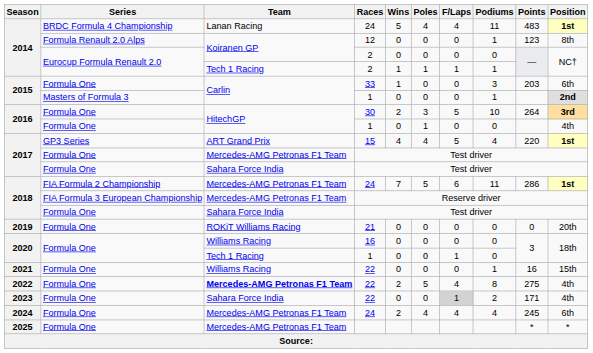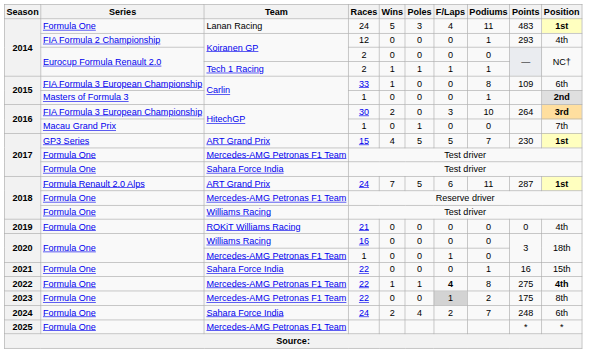(108, 26) BRDC Formula 4 Championship -> (69, 26) Formula One
(426, 26) 4 -> (420, 26) 3
(94, 41) Formula Renault 2.0 Alps -> (102, 41) FIA Formula 2 Championship
(532, 41) 123 -> (526, 41) 293
(568, 41) 8th -> (562, 41) 4th
(69, 84) Formula One -> (123, 84) FIA Formula 3 European Championship
(495, 84) 3 -> (488, 84) 8
(532, 84) 203 -> (526, 84) 109
(69, 112) Formula One -> (123, 112) FIA Formula 3 European Championship
(426, 112) 3 -> (420, 112) 0
(457, 112) 5 -> (450, 112) 3
(69, 127) Formula One -> (79, 127) Macau Grand Prix
(568, 127) 4th -> (562, 127) 7th
(426, 141) 4 -> (420, 141) 5
(495, 141) 4 -> (488, 141) 7
(532, 141) 220 -> (526, 141) 230
(102, 184) FIA Formula 2 Championship -> (94, 184) Formula Renault 2.0 Alps
(276, 184) Mercedes-AMG Petronas F1 Team -> (238, 184) ART Grand Prix
(532, 184) 286 -> (526, 184) 287
(123, 198) FIA Formula 3 European Championship -> (69, 198) Formula One
(245, 213) Sahara Force India -> (239, 213) Williams Racing
(568, 227) 20th -> (562, 227) 4th
(235, 256) Tech 1 Racing -> (276, 256) Mercedes-AMG Petronas F1 Team
(239, 270) Williams Racing -> (245, 270) Sahara Force India
(279, 284) bold -> (276, 284) normal
(398, 284) 2 -> (392, 284) 1
(426, 284) 5 -> (420, 284) 1
(457, 284) normal -> (450, 284) bold
(568, 284) normal -> (562, 284) bold
(245, 299) Sahara Force India -> (276, 299) Mercedes-AMG Petronas F1 Team
(532, 299) 171 -> (526, 299) 175
(568, 299) 4th -> (562, 299) 8th
(276, 313) Mercedes-AMG Petronas F1 Team -> (245, 313) Sahara Force India
(457, 313) 4 -> (450, 313) 2
(495, 313) 4 -> (488, 313) 7
(532, 313) 245 -> (526, 313) 248
